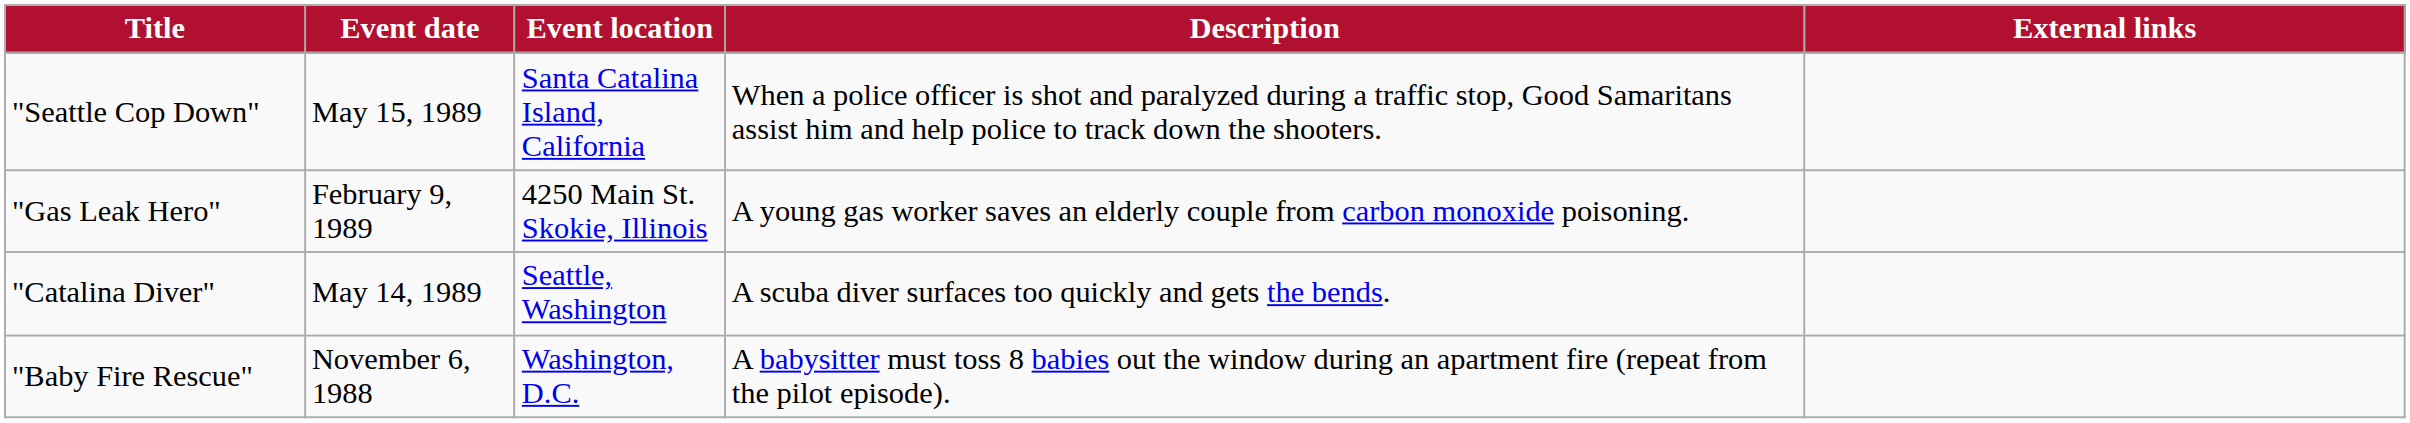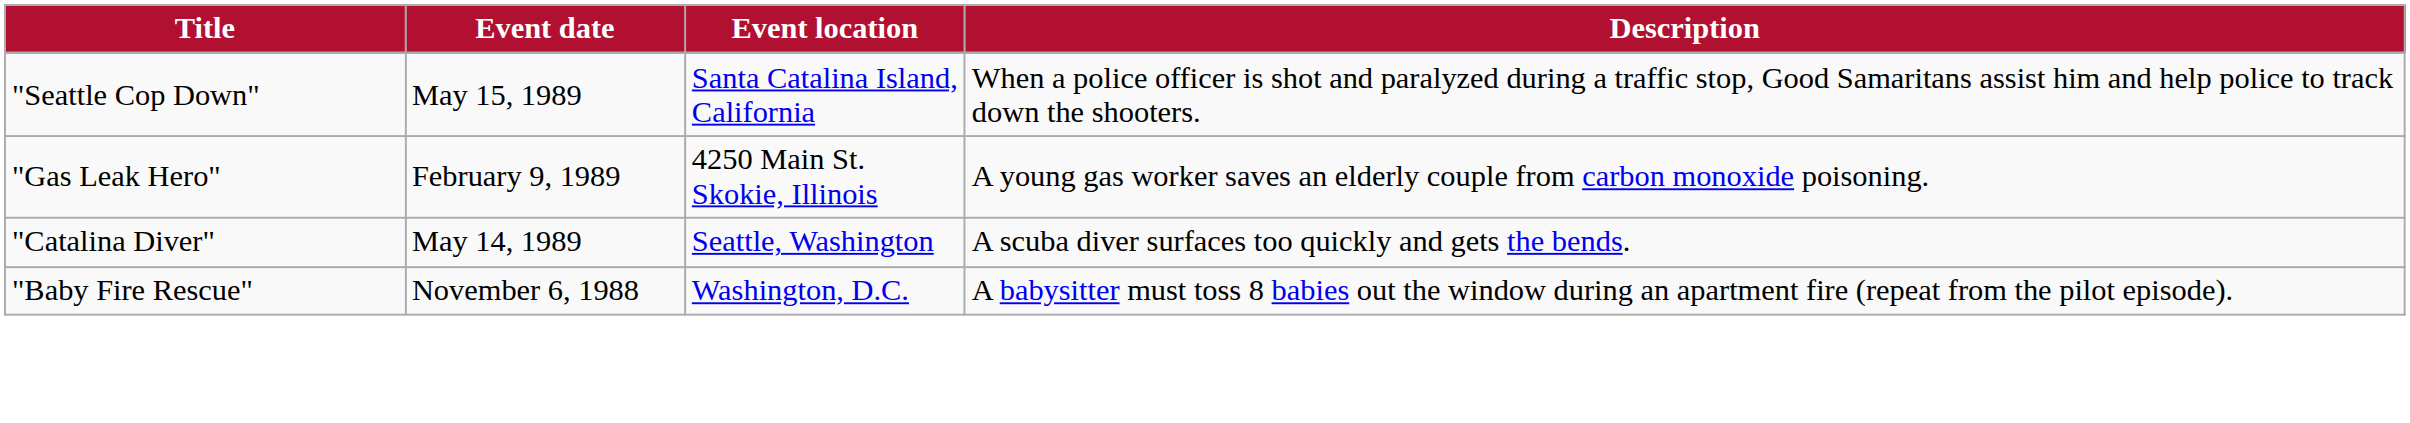- column: (2105, 28)
